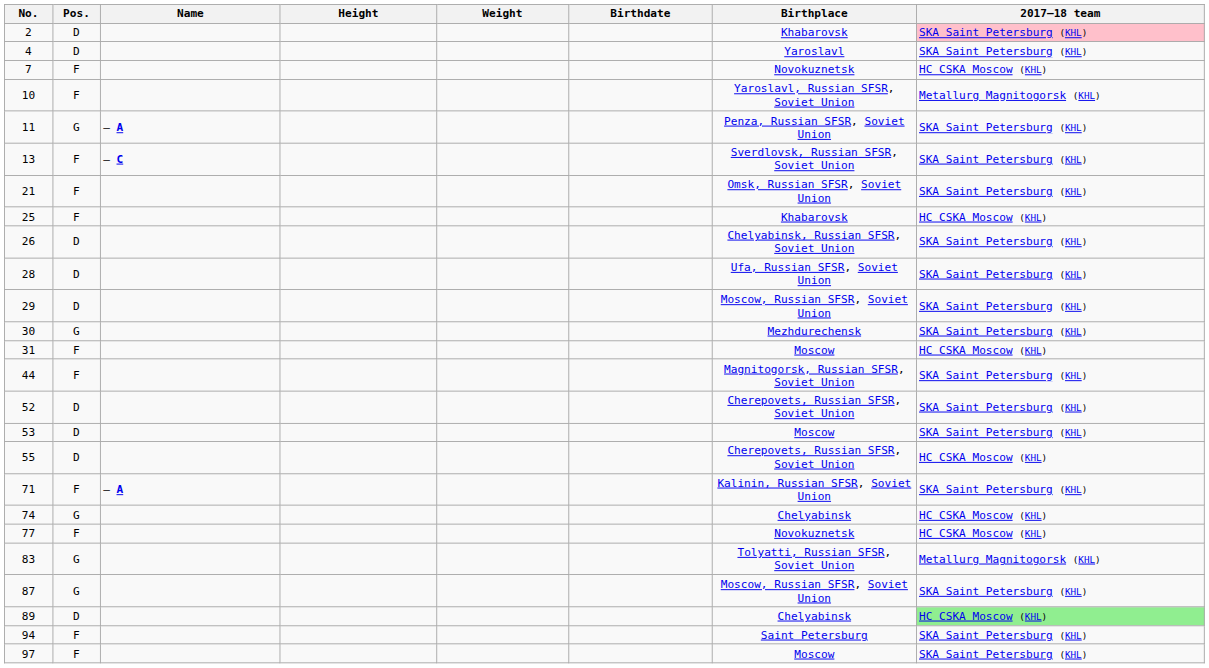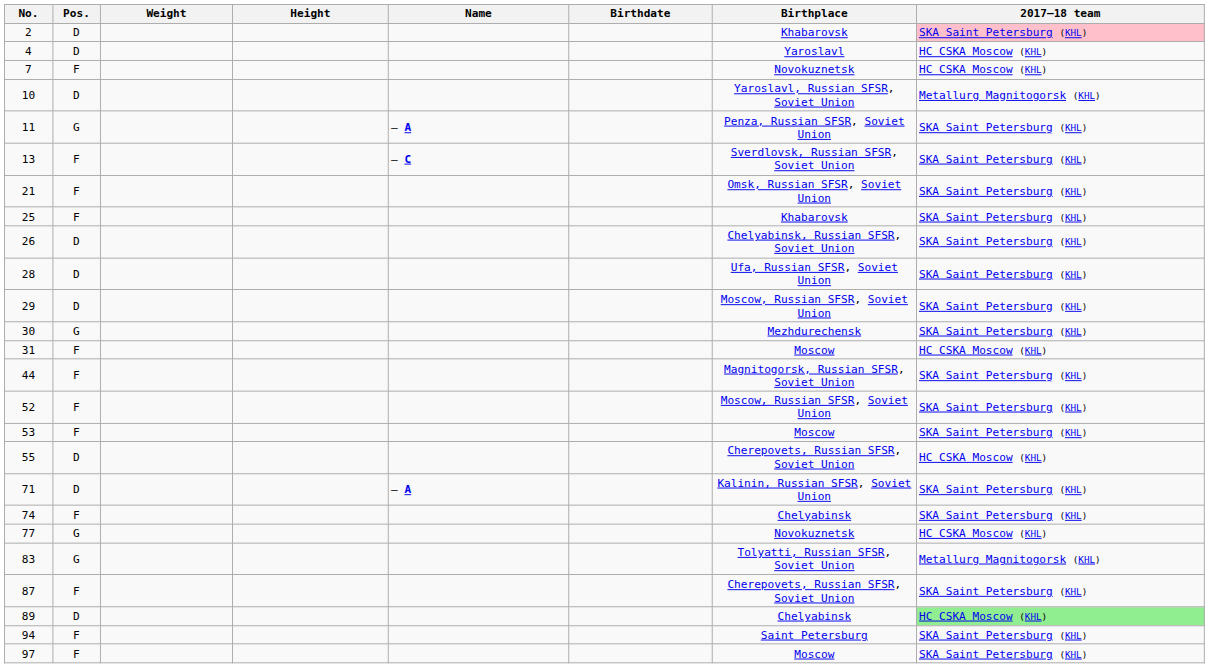columns swapped: (190, 13) <-> (502, 13)
(1003, 51) SKA Saint Petersburg (KHL) -> (983, 51) HC CSKA Moscow (KHL)
(76, 95) F -> (76, 95) D
(983, 216) HC CSKA Moscow (KHL) -> (1003, 216) SKA Saint Petersburg (KHL)
(76, 407) D -> (76, 407) F
(814, 407) Cherepovets, Russian SFSR, Soviet Union -> (814, 407) Moscow, Russian SFSR, Soviet Union
(76, 432) D -> (76, 432) F
(76, 489) F -> (76, 489) D
(76, 515) G -> (76, 515) F
(983, 515) HC CSKA Moscow (KHL) -> (1003, 515) SKA Saint Petersburg (KHL)
(76, 533) F -> (76, 533) G
(76, 591) G -> (76, 591) F
(814, 591) Moscow, Russian SFSR, Soviet Union -> (814, 591) Cherepovets, Russian SFSR, Soviet Union
